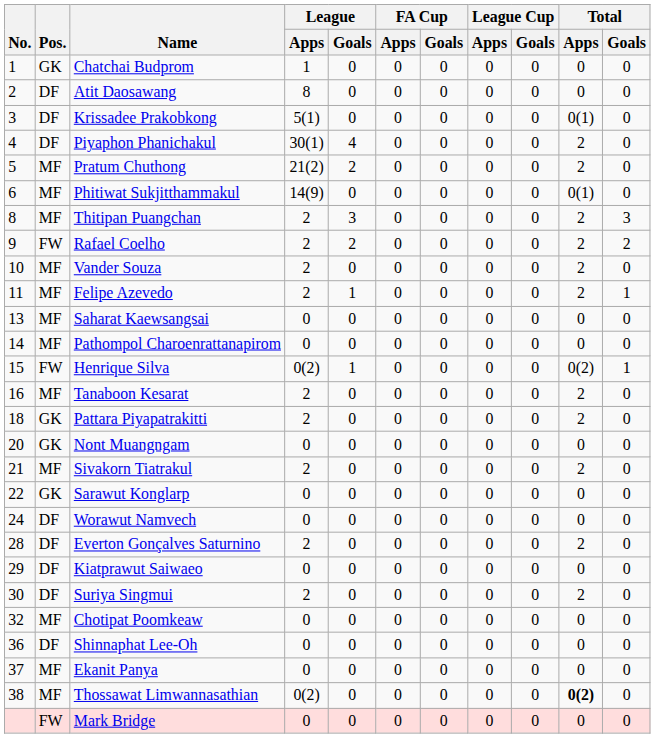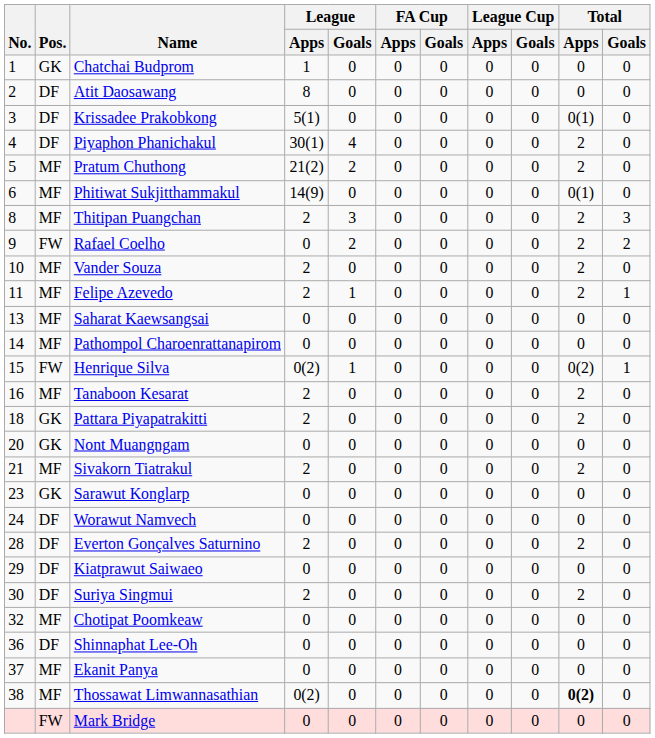(307, 243) 2 -> (307, 243) 0
(16, 494) 22 -> (16, 494) 23
